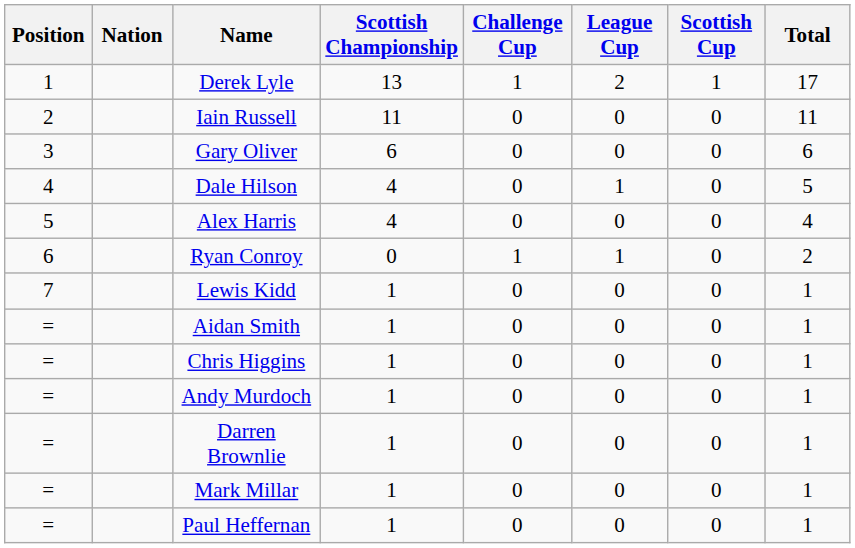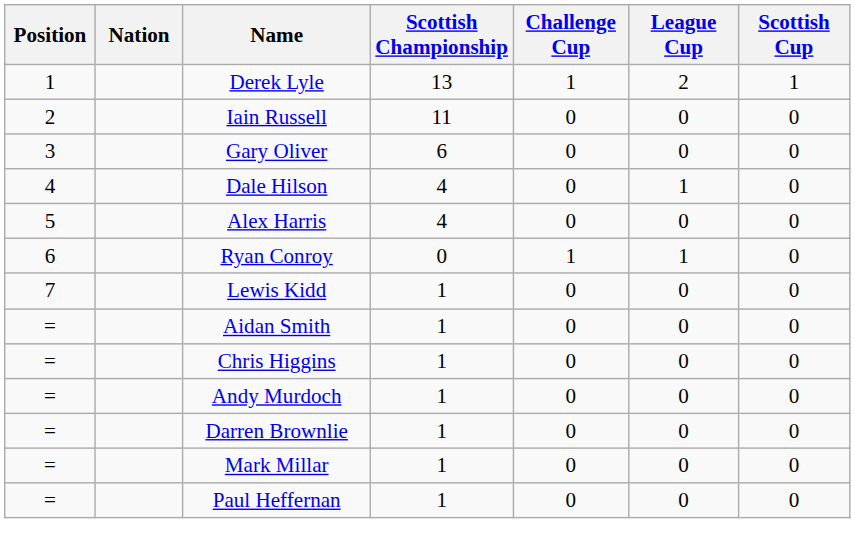- column: (808, 34)
